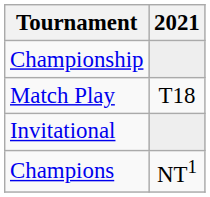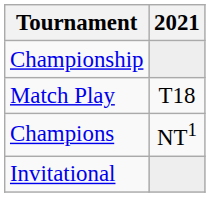rows swapped: (63, 131) <-> (62, 170)
